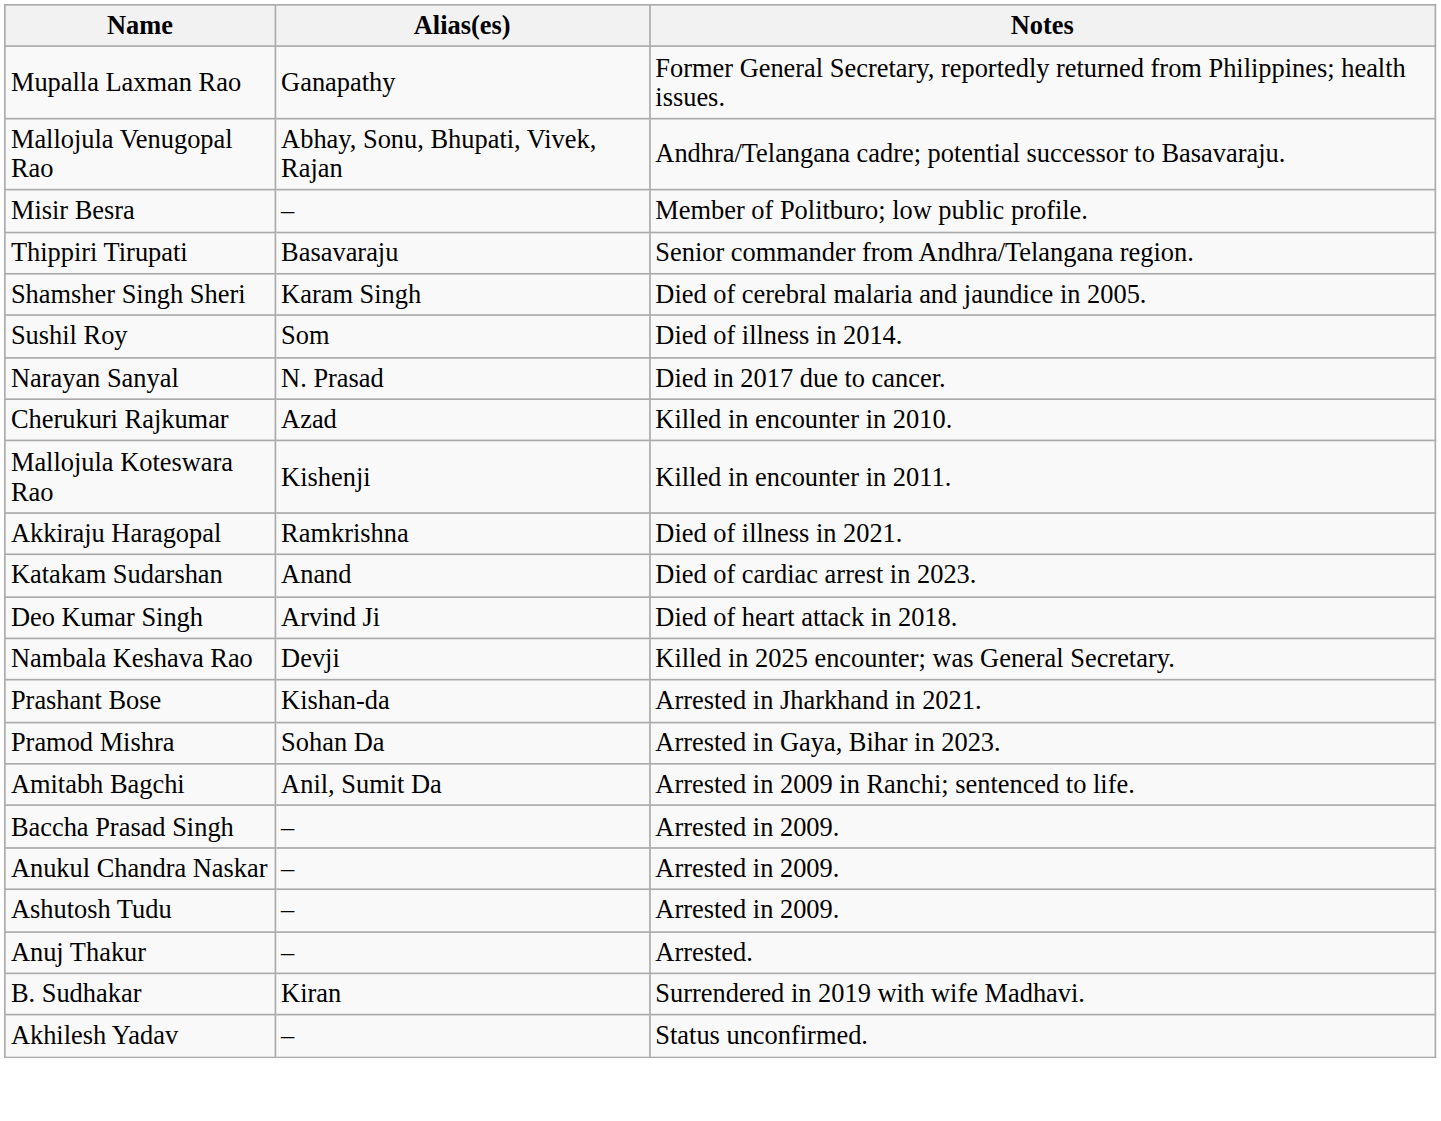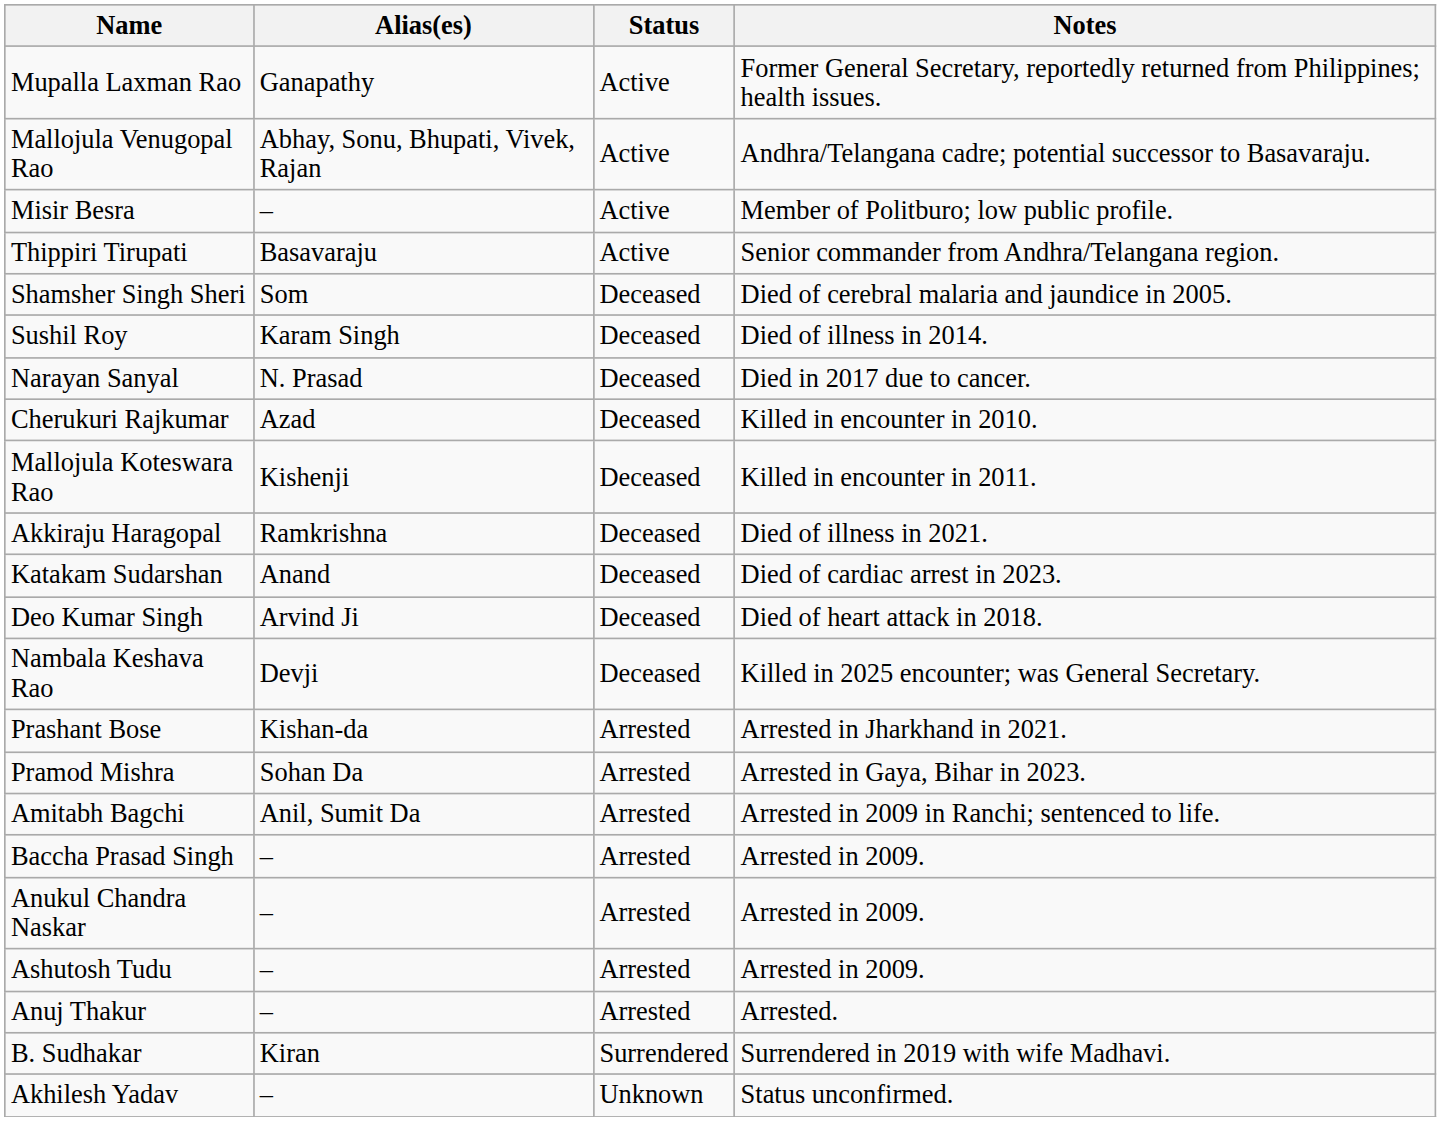+ column: (664, 25)
(351, 294) Karam Singh -> (284, 294) Som
(305, 336) Som -> (330, 336) Karam Singh
